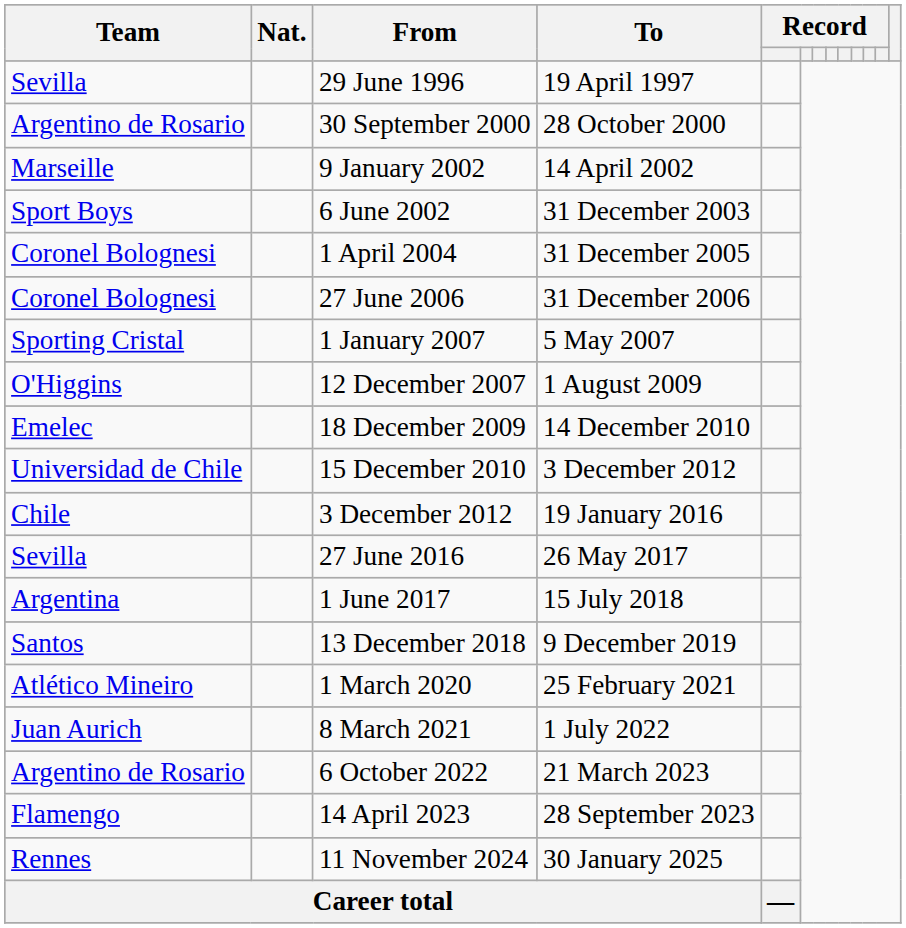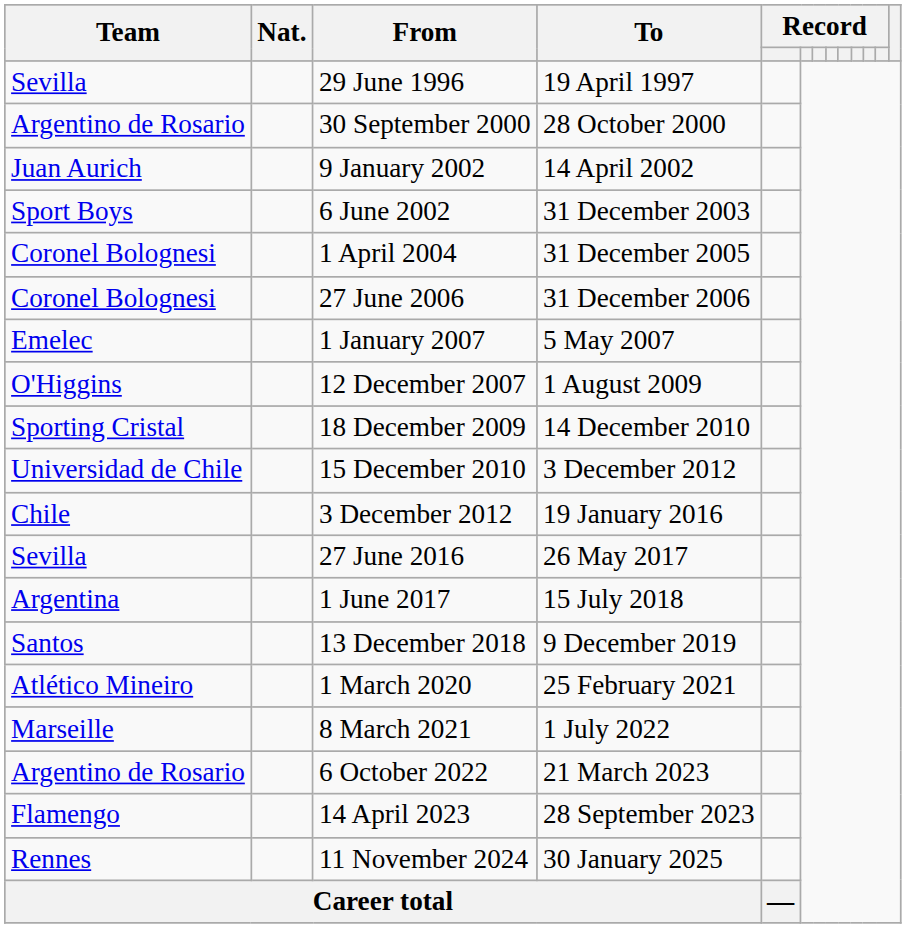(62, 168) Marseille -> (76, 168) Juan Aurich
(98, 340) Sporting Cristal -> (52, 340) Emelec
(52, 426) Emelec -> (98, 426) Sporting Cristal
(76, 728) Juan Aurich -> (62, 728) Marseille
